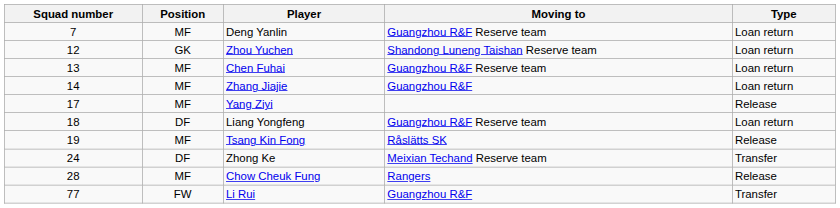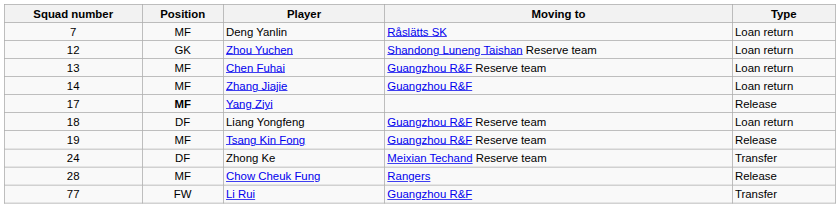(467, 32) Guangzhou R&F Reserve team -> (417, 32) Råslätts SK
(183, 104) normal -> (183, 104) bold
(417, 140) Råslätts SK -> (467, 140) Guangzhou R&F Reserve team
